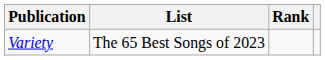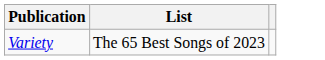- column: (291, 17)
